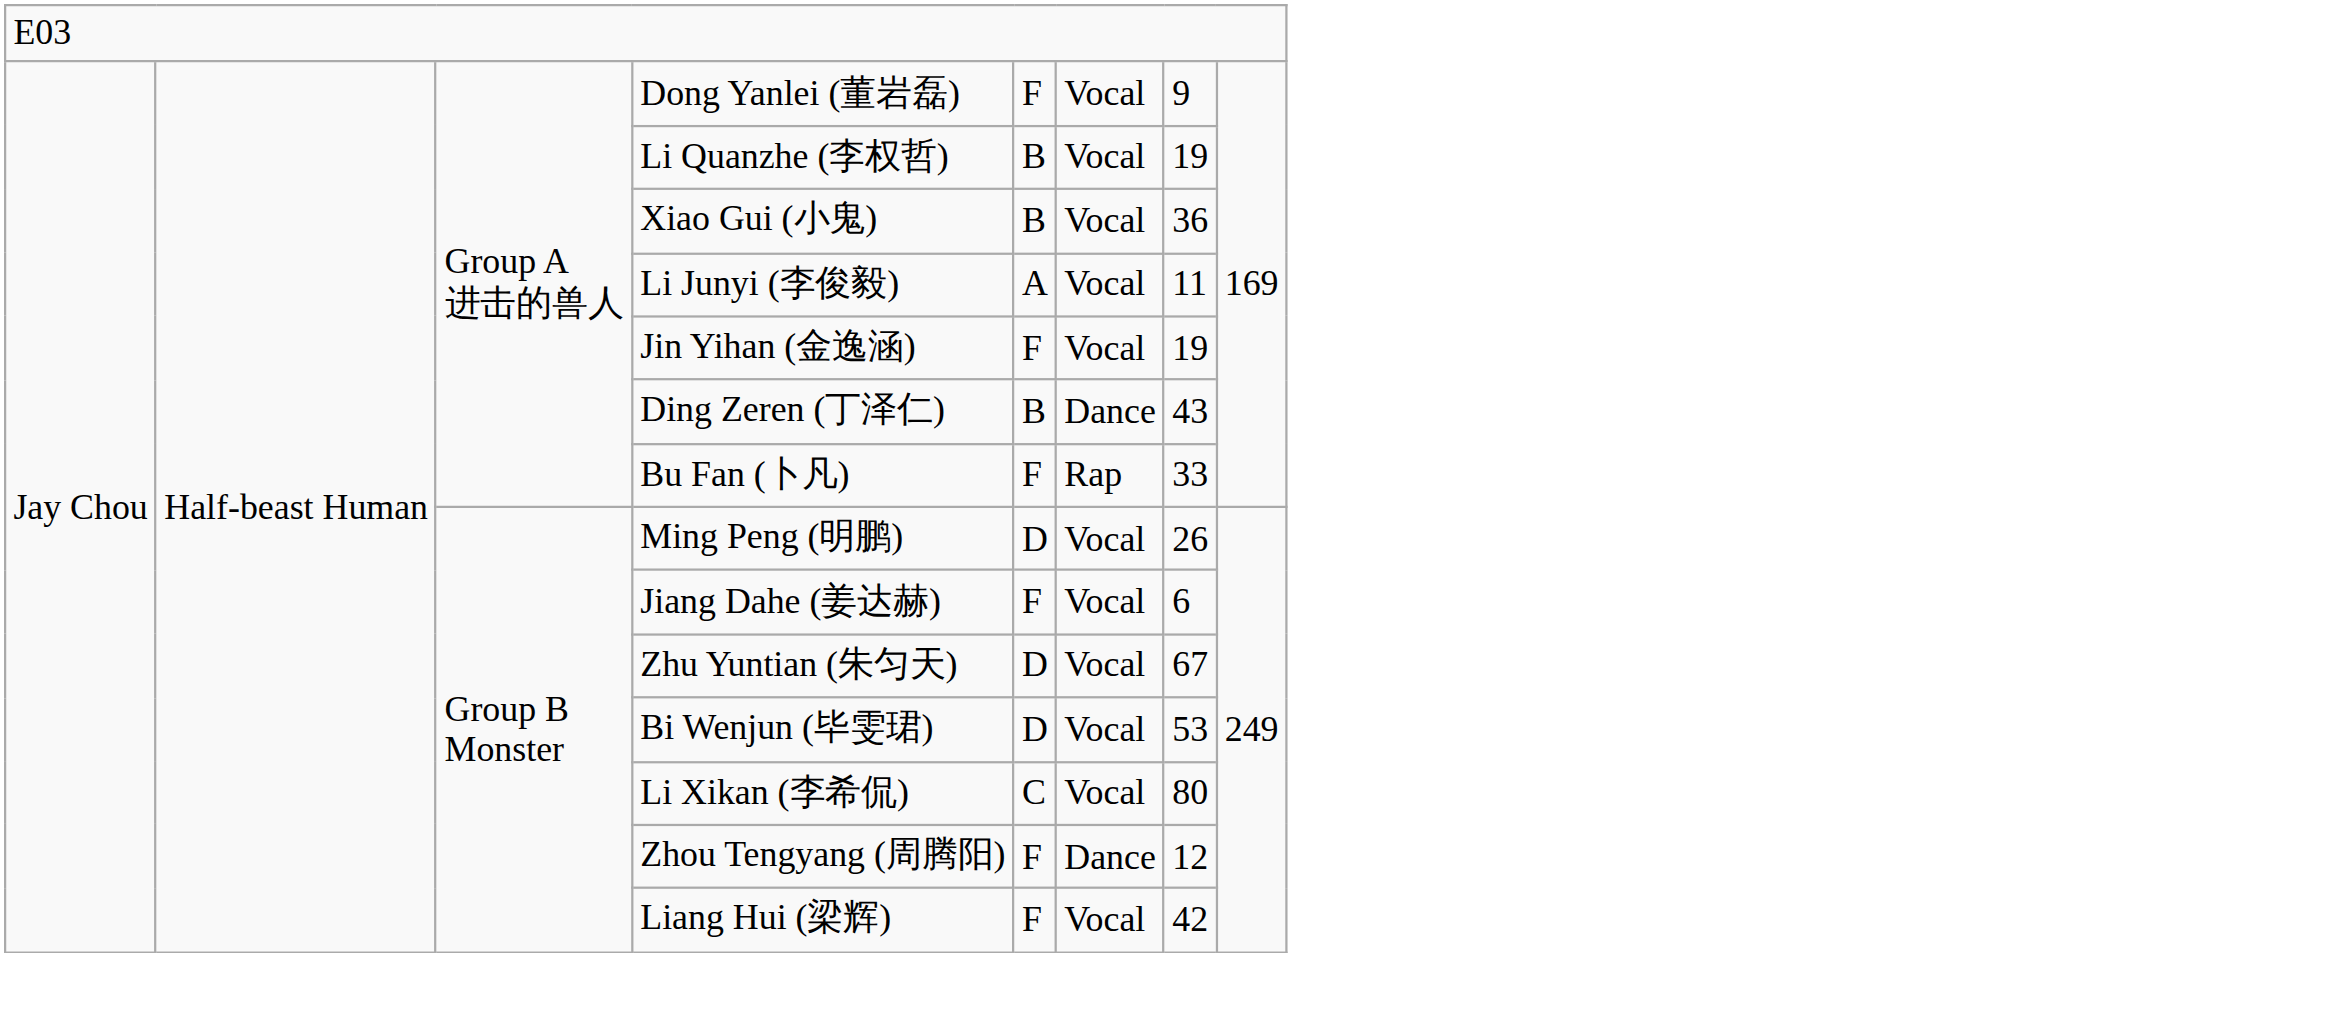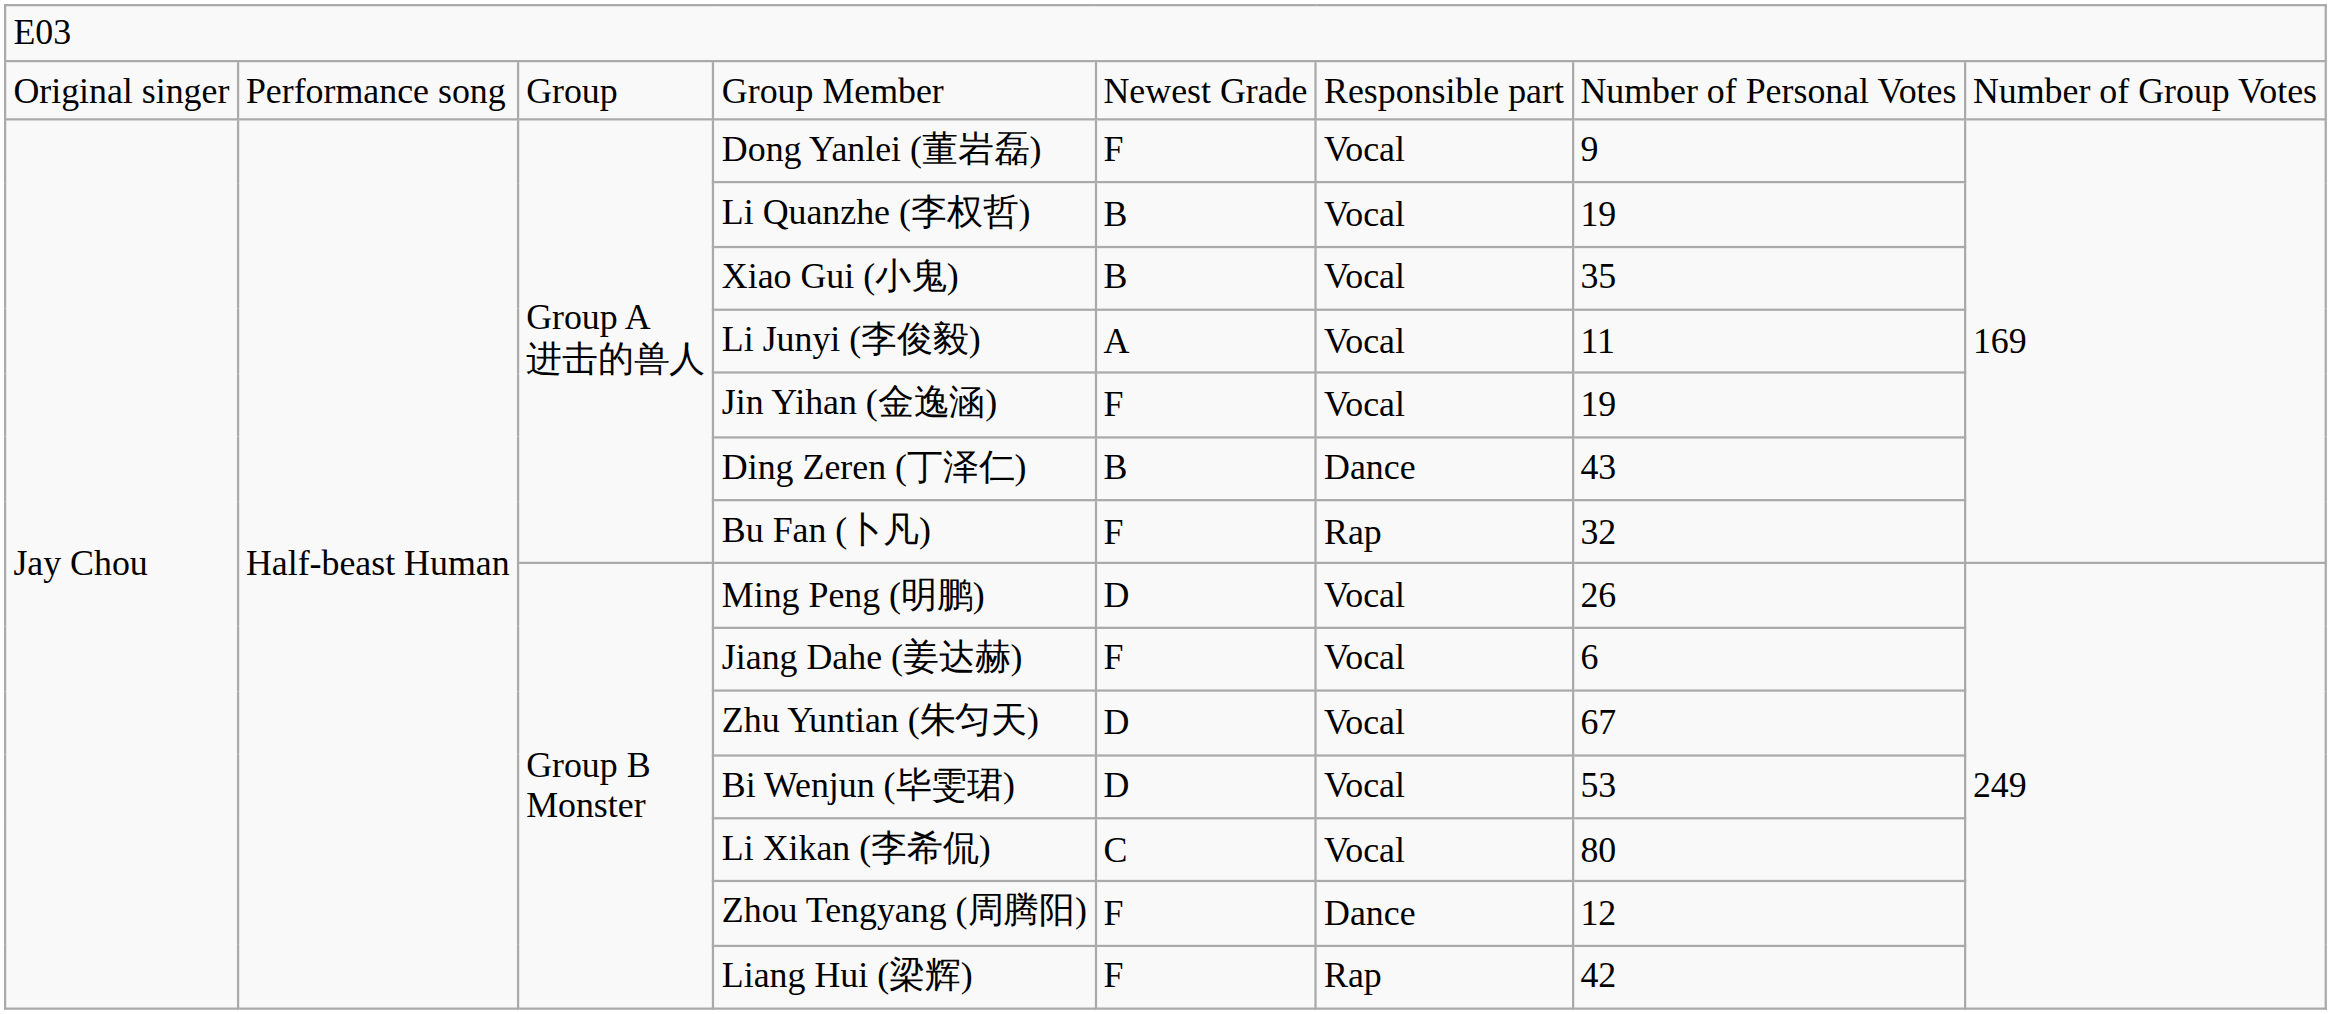+ row: (833, 89)
(1190, 220) 36 -> (1598, 277) 35
(1190, 474) 33 -> (1598, 531) 32
(1105, 919) Vocal -> (1353, 976) Rap
